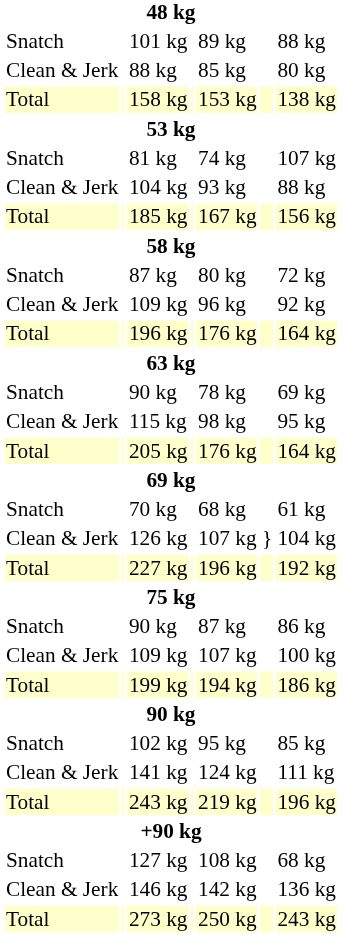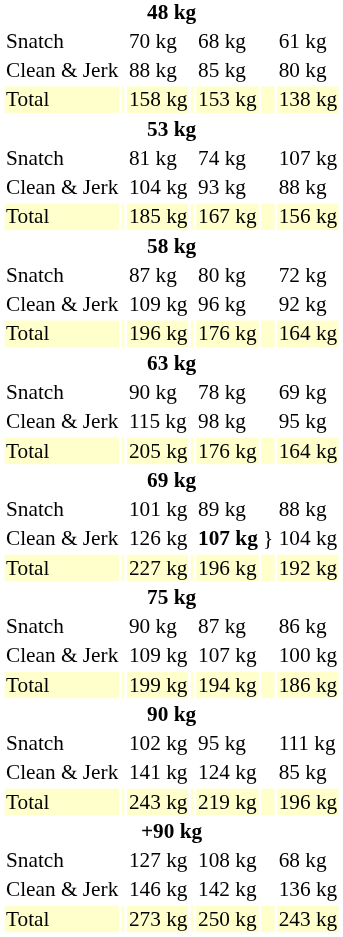rows swapped: (35, 509) <-> (35, 41)
(227, 538) normal -> (228, 538) bold
(301, 743) 85 kg -> (307, 743) 111 kg
(306, 772) 111 kg -> (303, 772) 85 kg
